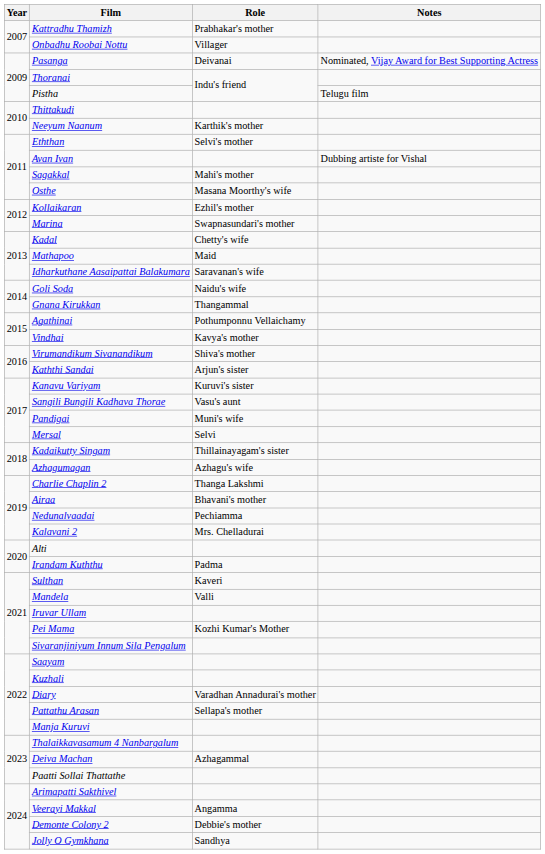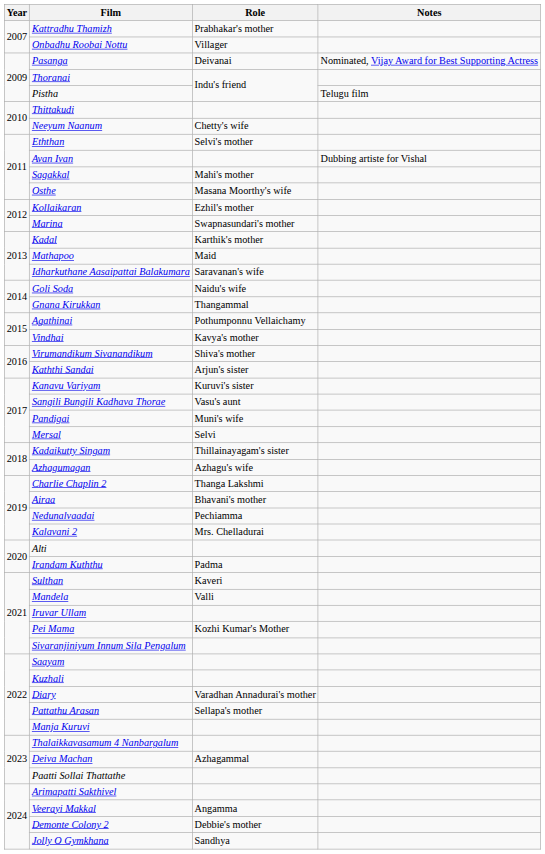(229, 126) Karthik's mother -> (221, 126) Chetty's wife
(221, 239) Chetty's wife -> (229, 239) Karthik's mother
